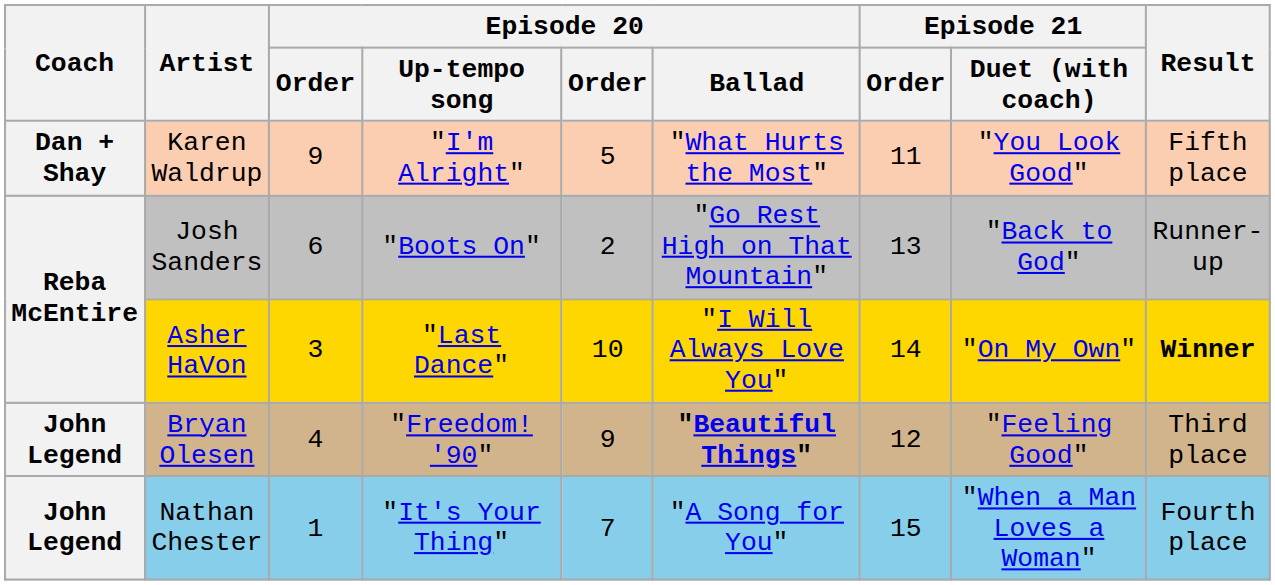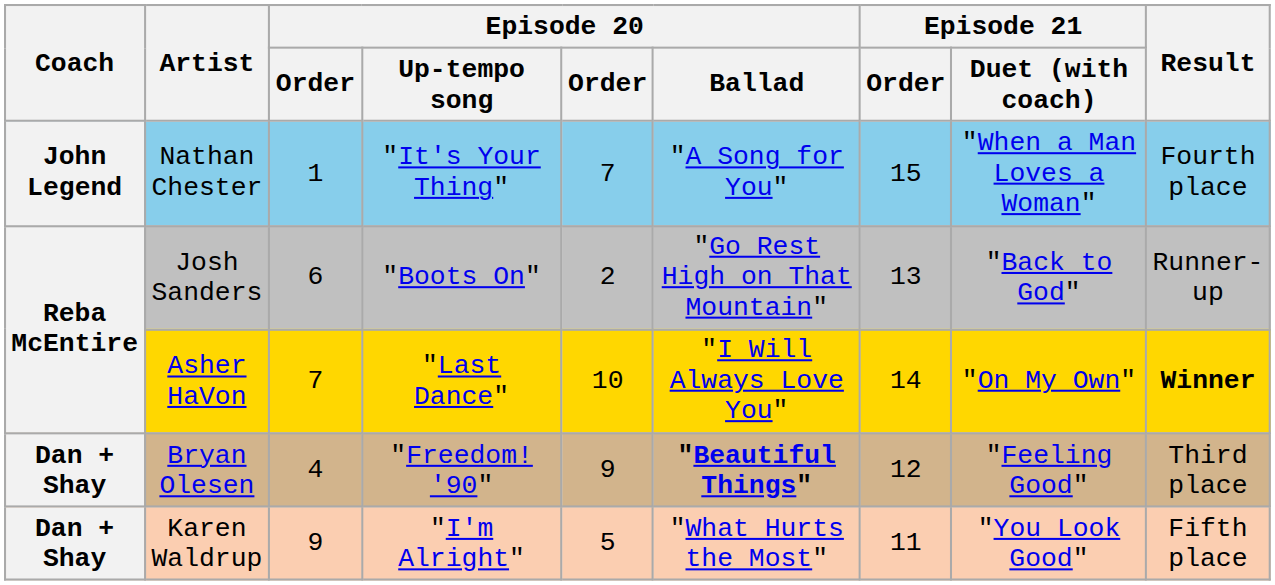rows swapped: (207, 528) <-> (207, 158)
(315, 351) 3 -> (315, 381) 7
(75, 439) John Legend -> (75, 470) Dan + Shay
